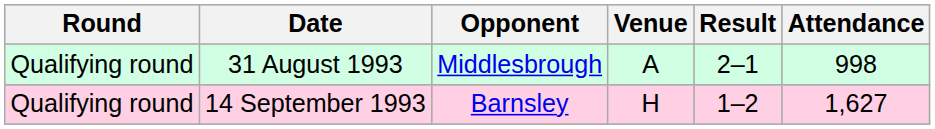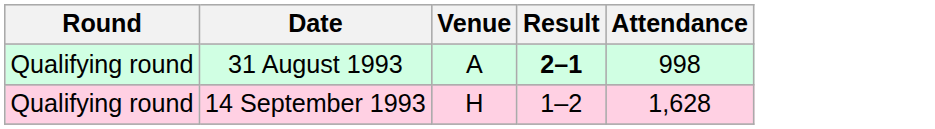- column: (520, 24)
(738, 64) normal -> (561, 64) bold
(856, 104) 1,627 -> (680, 104) 1,628
